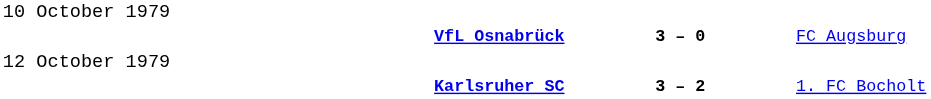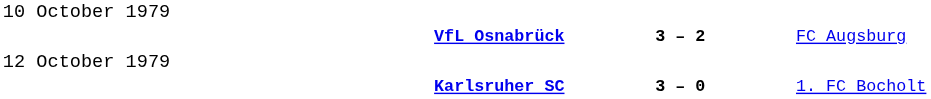(680, 37) 3 – 0 -> (680, 37) 3 – 2
(680, 87) 3 – 2 -> (680, 87) 3 – 0
